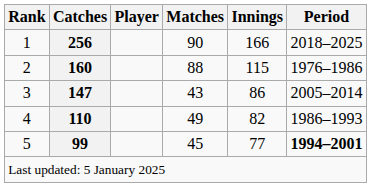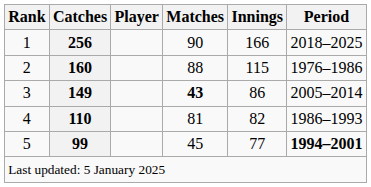(80, 93) 147 -> (80, 93) 149
(195, 93) normal -> (195, 93) bold
(195, 118) 49 -> (195, 118) 81
